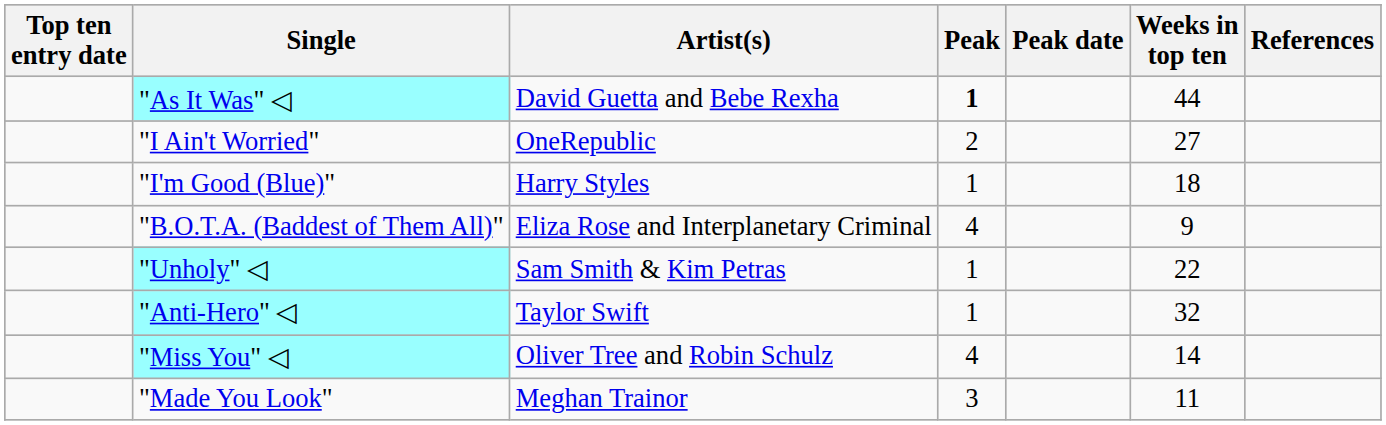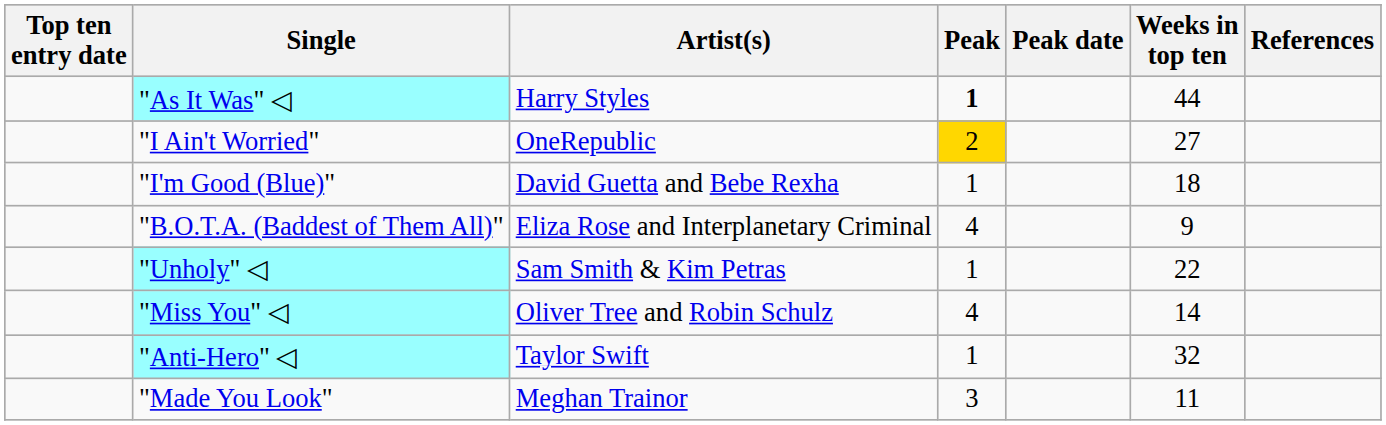(677, 98) David Guetta and Bebe Rexha -> (582, 98) Harry Styles
(972, 141) no background -> (972, 141) gold background
(582, 183) Harry Styles -> (677, 183) David Guetta and Bebe Rexha
rows swapped: (213, 356) <-> (218, 313)
